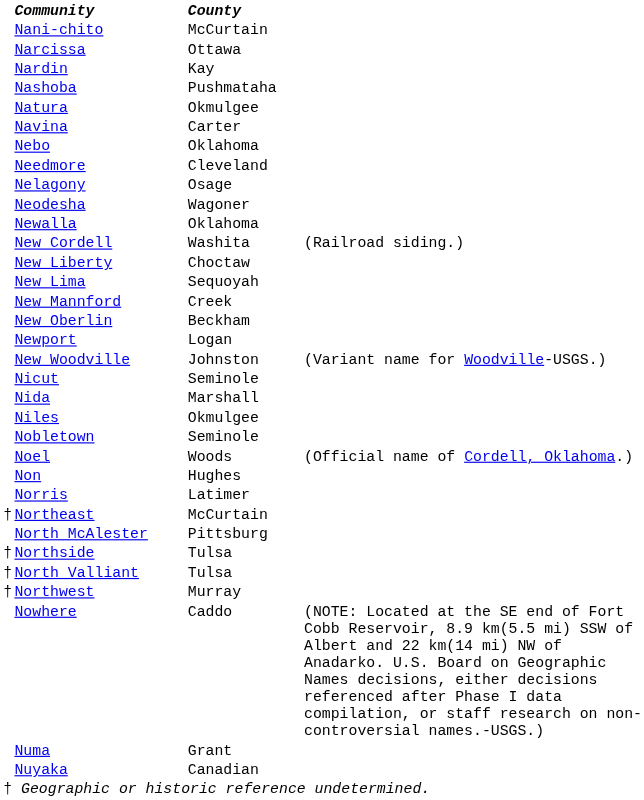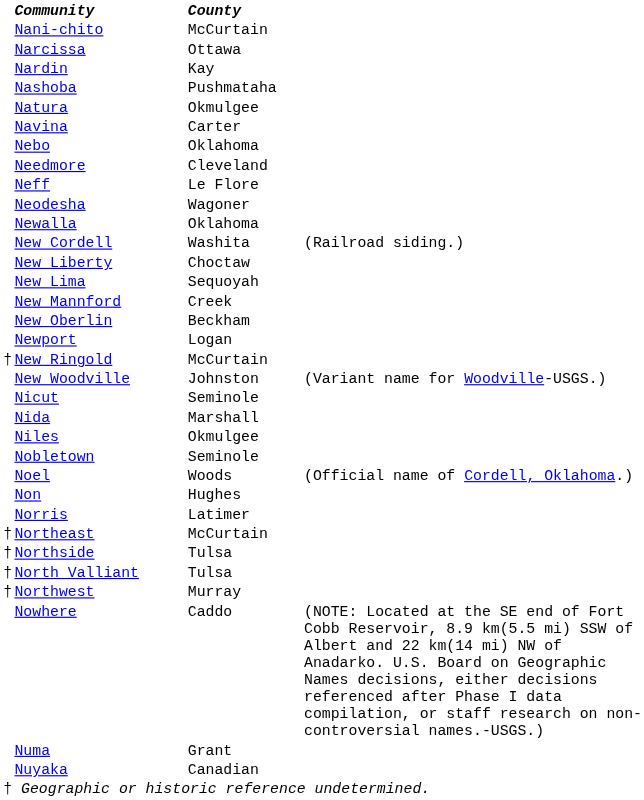+ row: (32, 185)
- row: (50, 185)
+ row: (63, 360)
- row: (81, 534)
